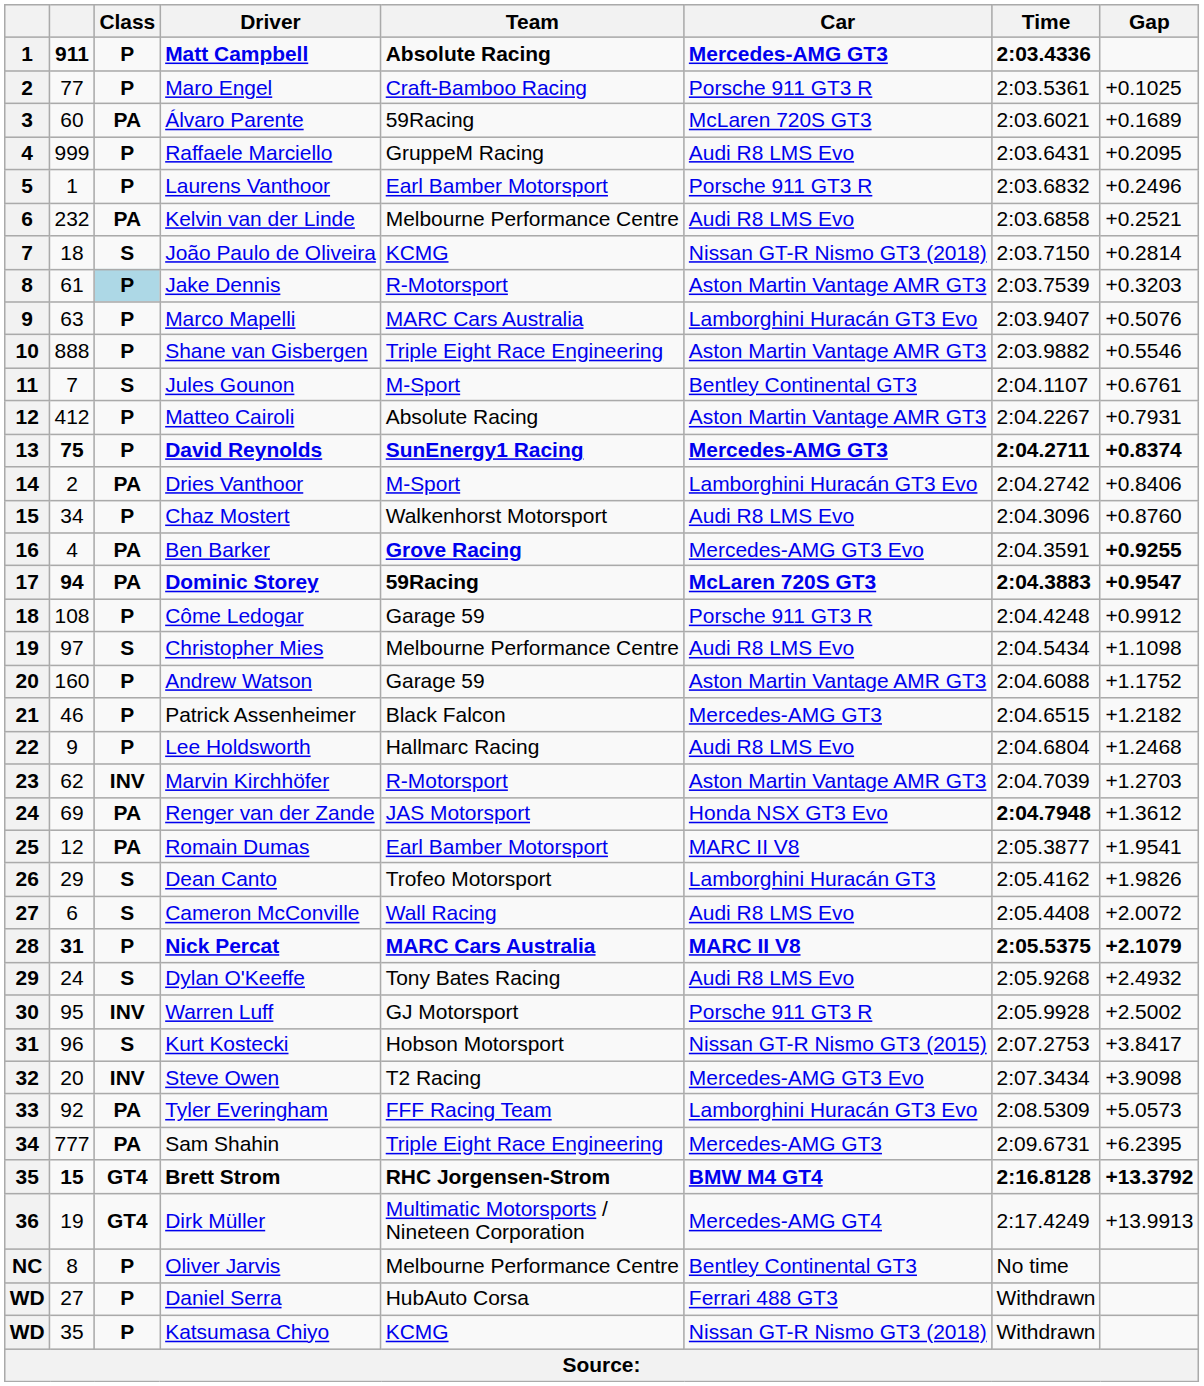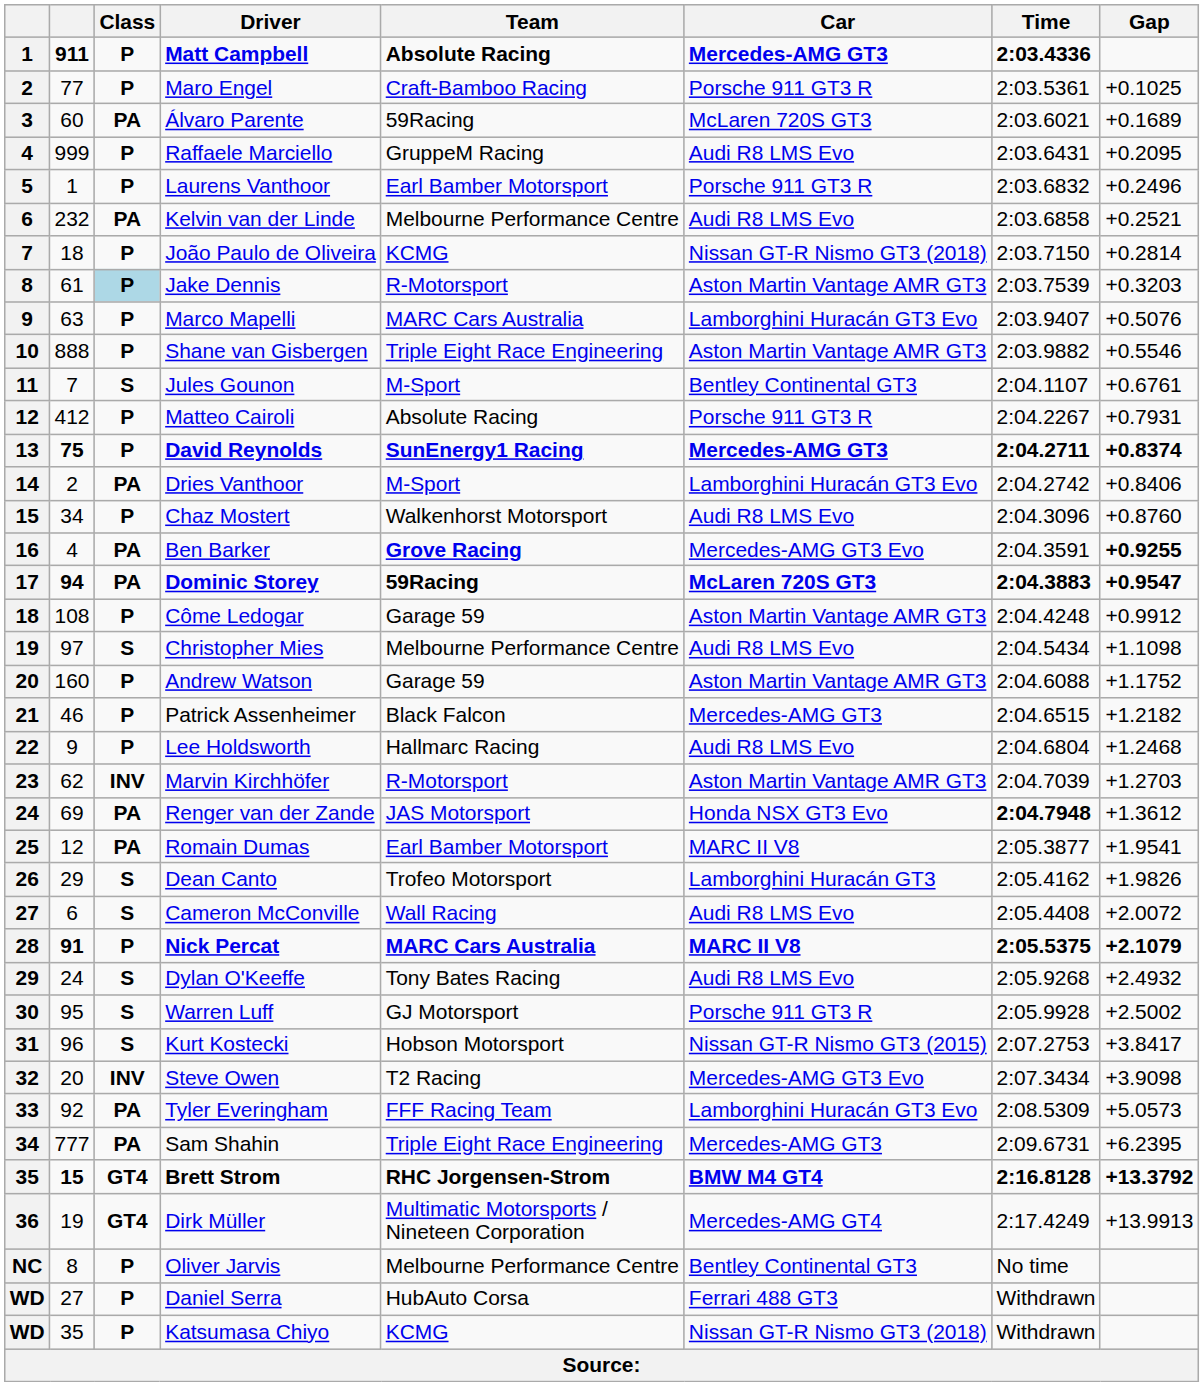(127, 252) S -> (127, 252) P
(838, 417) Aston Martin Vantage AMR GT3 -> (781, 417) Porsche 911 GT3 R
(781, 615) Porsche 911 GT3 R -> (838, 615) Aston Martin Vantage AMR GT3
(72, 945) 31 -> (72, 945) 91
(127, 1011) INV -> (127, 1011) S
